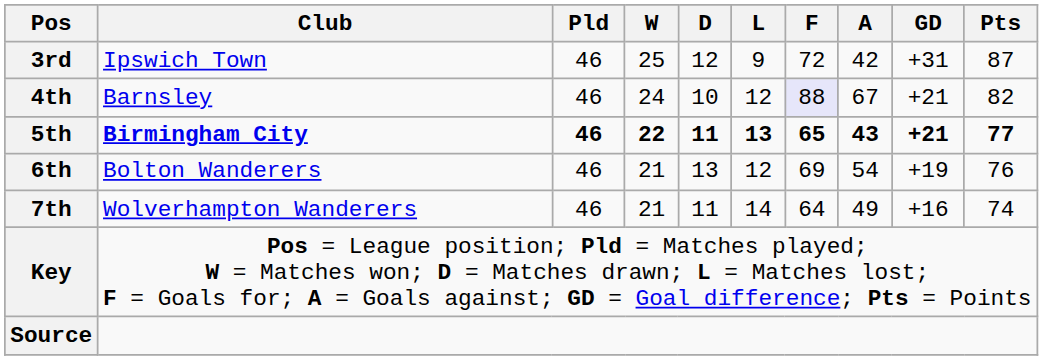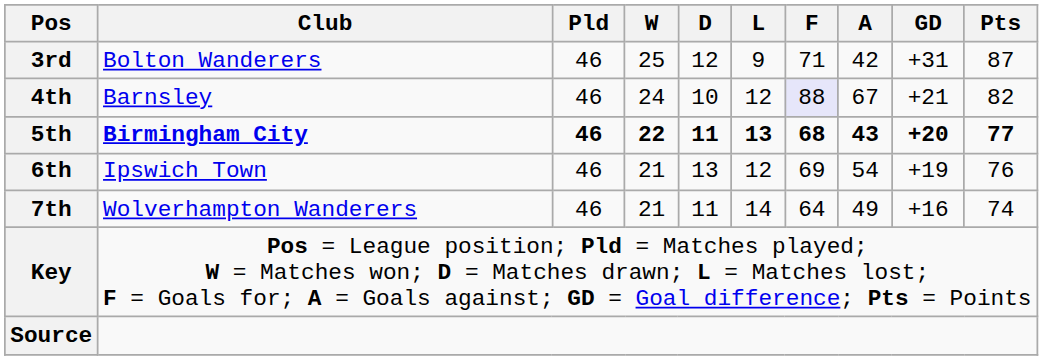(185, 60) Ipswich Town -> (212, 60) Bolton Wanderers
(812, 60) 72 -> (812, 60) 71
(812, 135) 65 -> (812, 135) 68
(928, 135) +21 -> (928, 135) +20
(212, 172) Bolton Wanderers -> (185, 172) Ipswich Town
